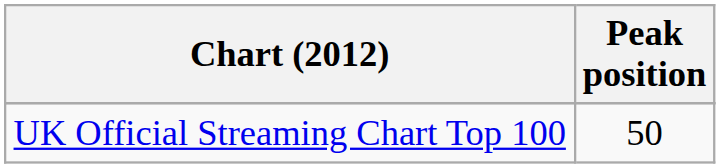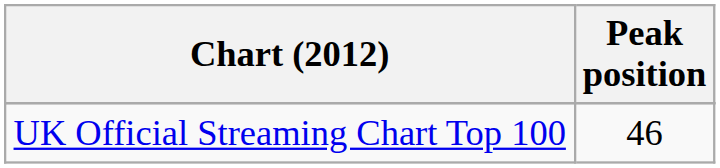(645, 132) 50 -> (645, 132) 46
